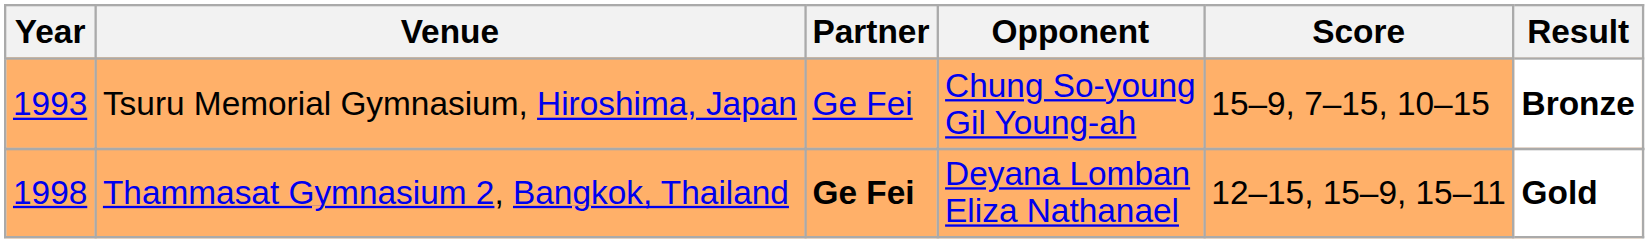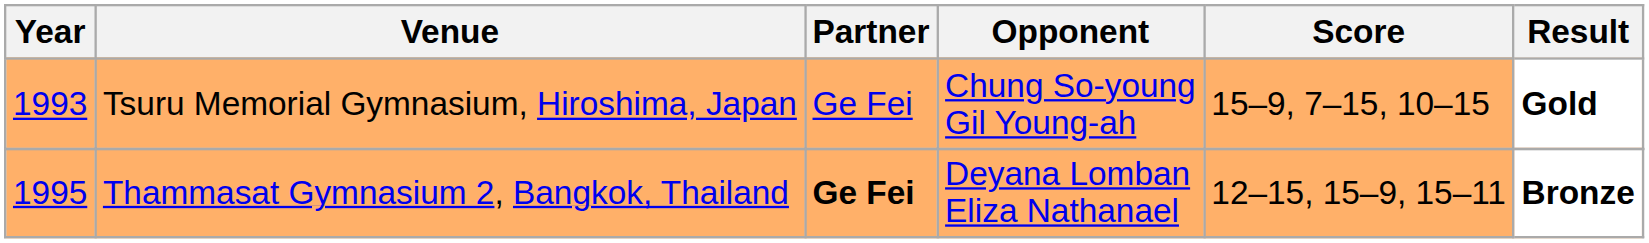(1578, 103) Bronze -> (1560, 103) Gold
(50, 193) 1998 -> (50, 193) 1995
(1560, 193) Gold -> (1578, 193) Bronze
